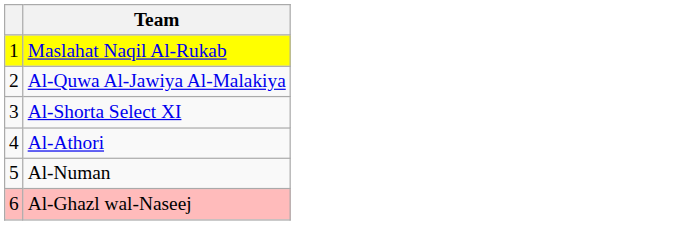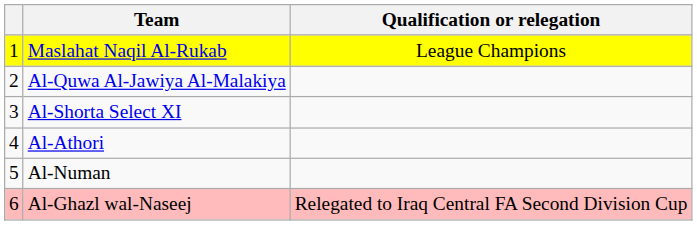+ column: (491, 19)
